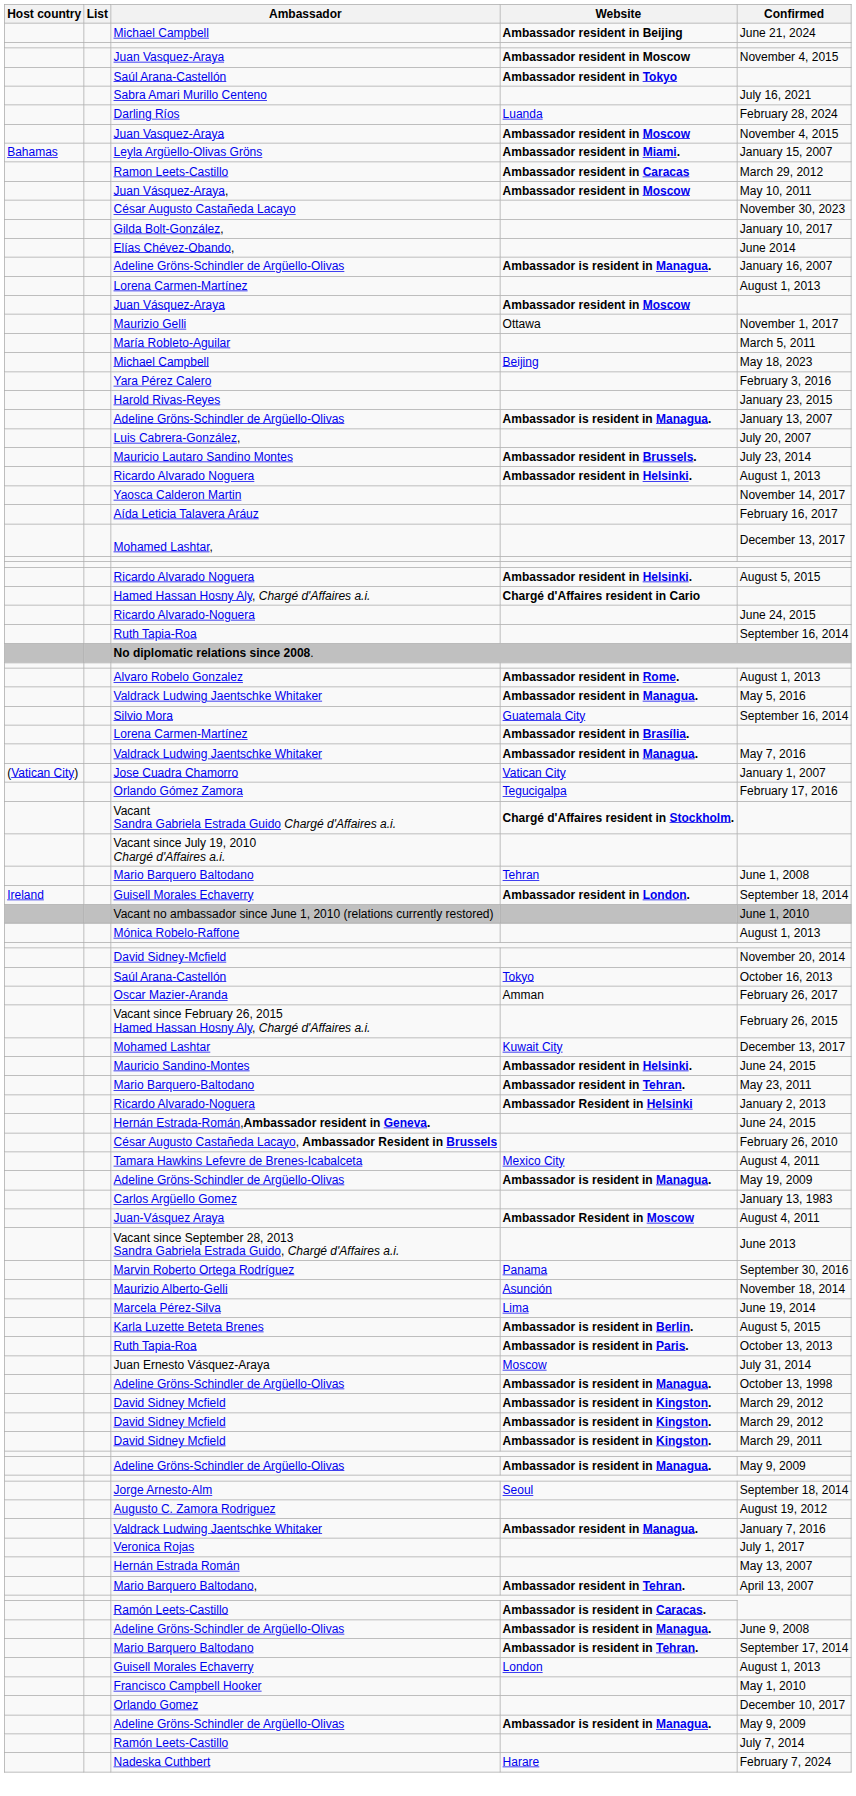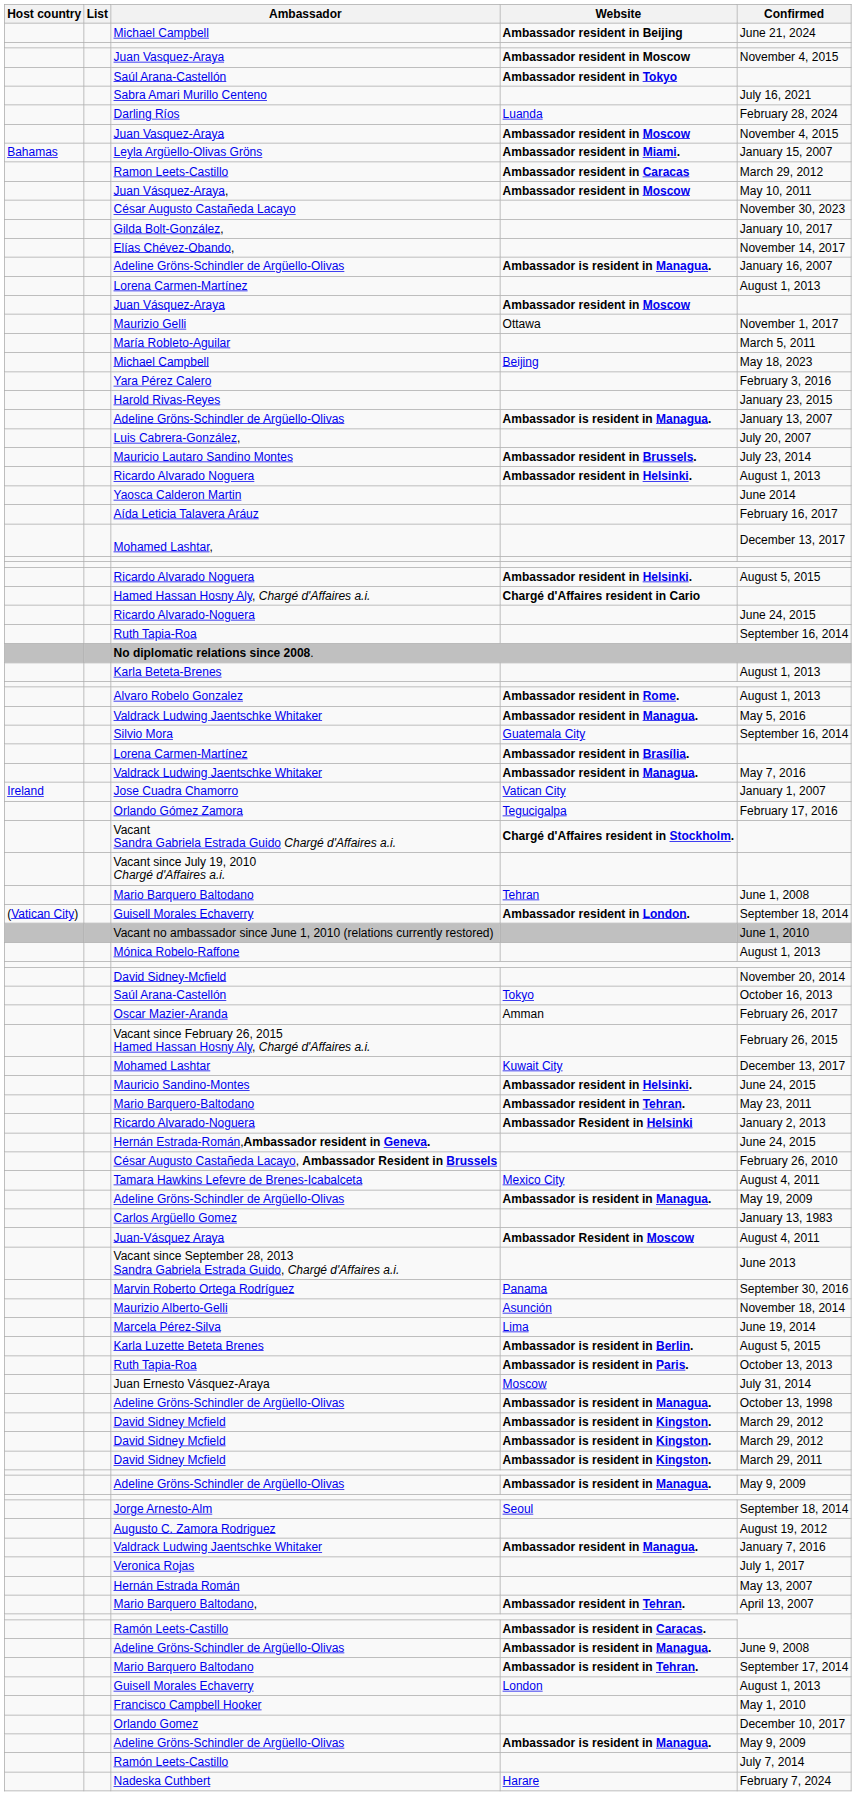(768, 247) June 2014 -> (792, 247) November 14, 2017
(792, 495) November 14, 2017 -> (768, 495) June 2014
+ row: (168, 672)
(43, 772) (Vatican City) -> (25, 791) Ireland
(25, 894) Ireland -> (43, 914) (Vatican City)
